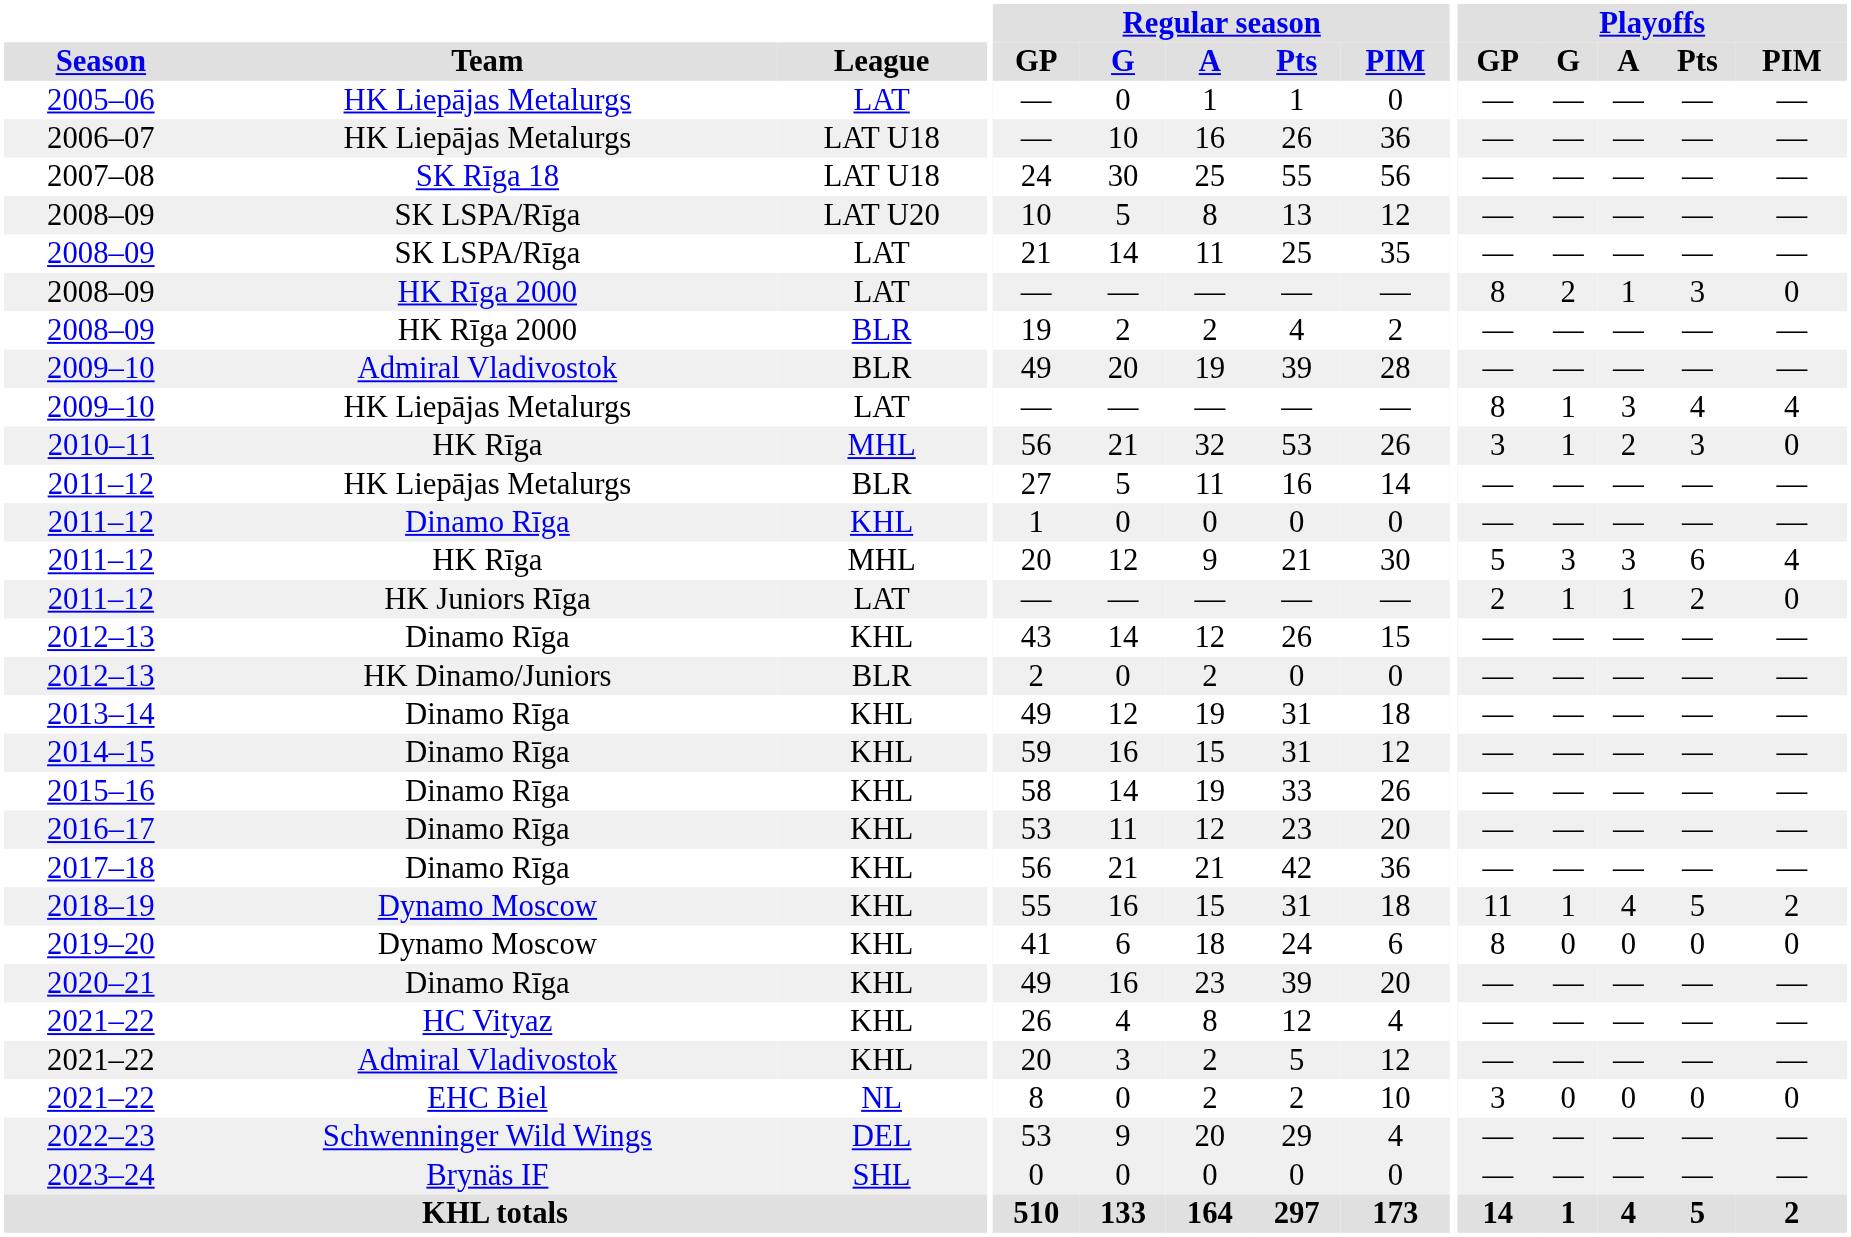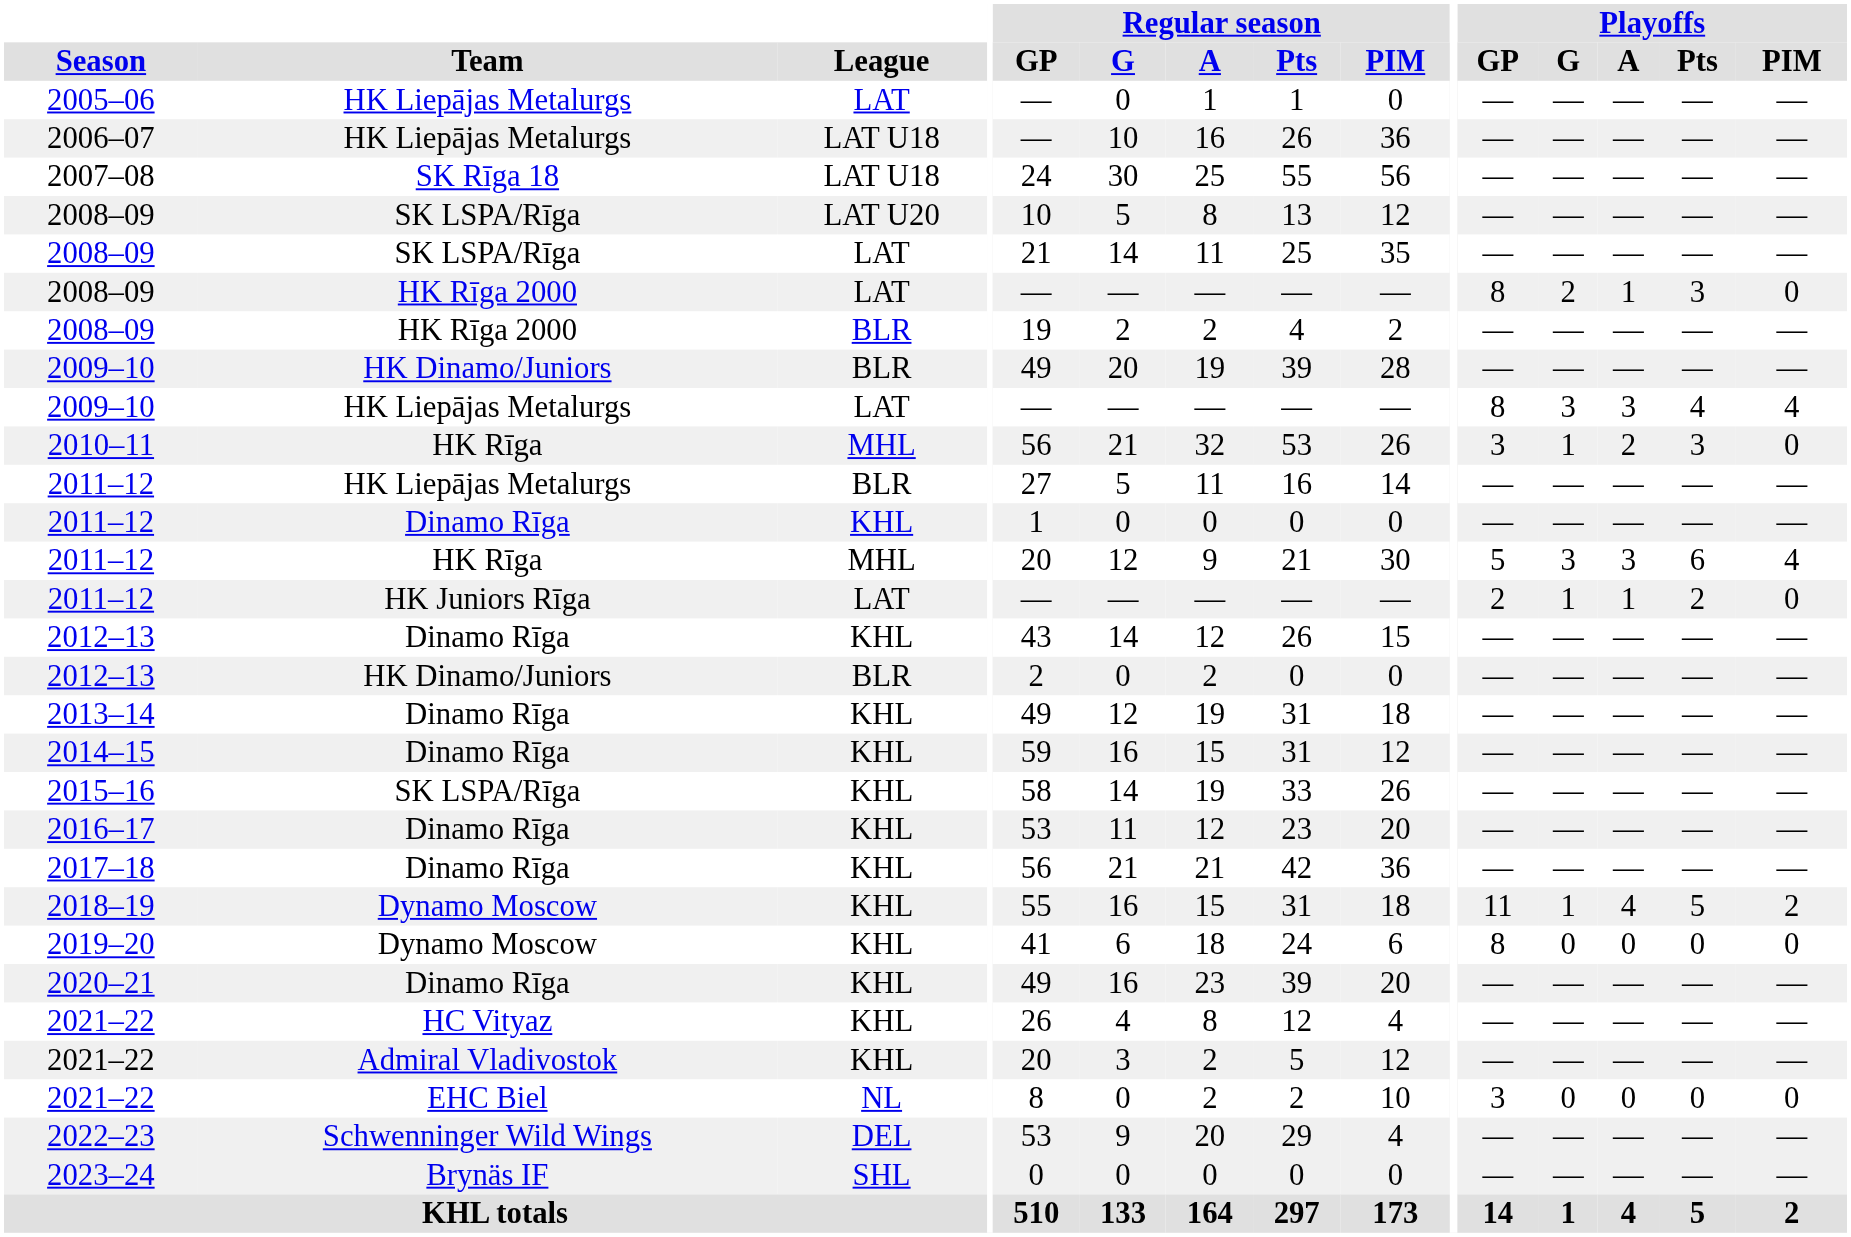(487, 368) Admiral Vladivostok -> (487, 368) HK Dinamo/Juniors
(1568, 406) 1 -> (1568, 406) 3
(487, 790) Dinamo Rīga -> (487, 790) SK LSPA/Rīga
